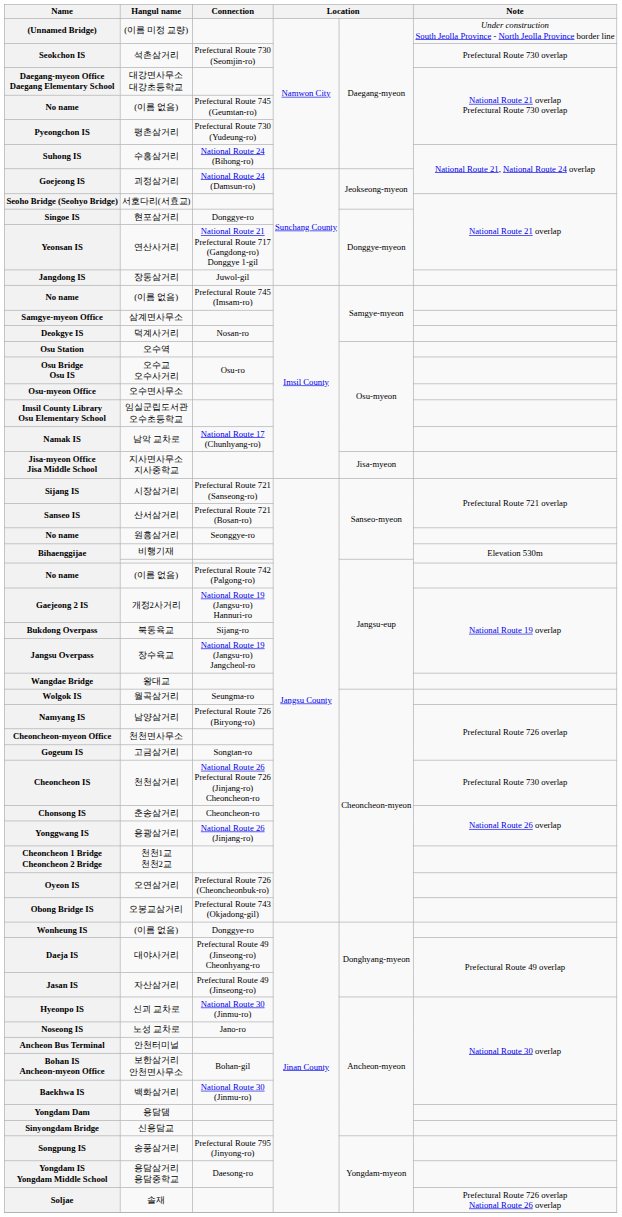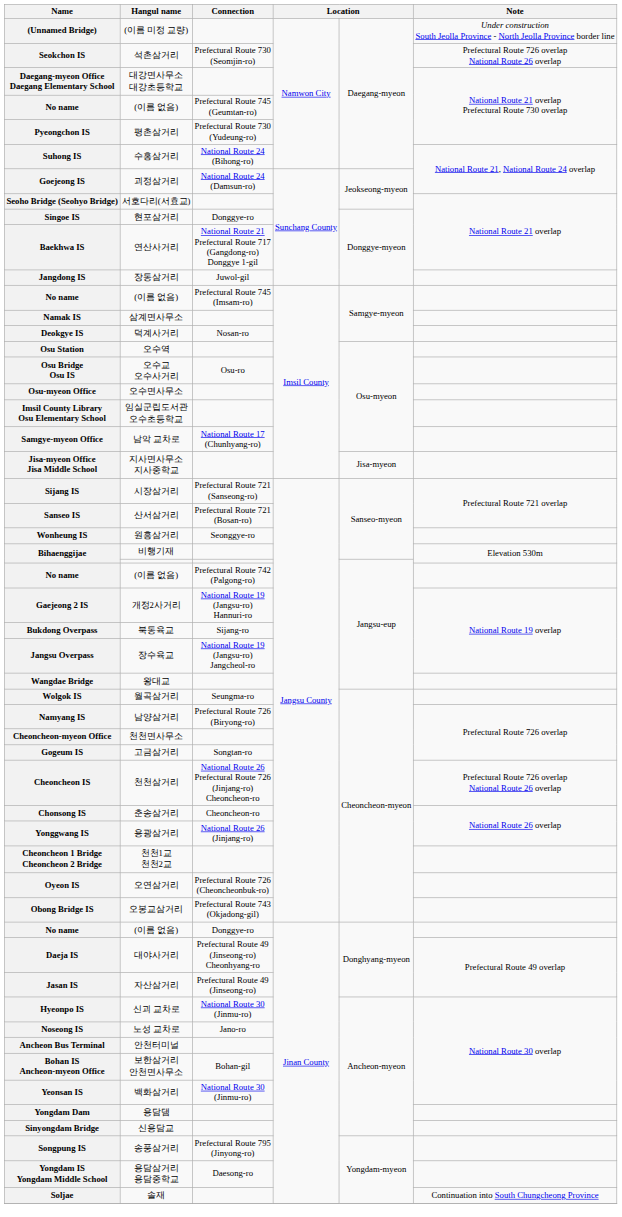(515, 55) Prefectural Route 730 overlap -> (515, 55) Prefectural Route 726 overlap National Route 26 overlap
(62, 247) Yeonsan IS -> (62, 247) Baekhwa IS
(62, 317) Samgye-myeon Office -> (62, 317) Namak IS
(62, 438) Namak IS -> (62, 438) Samgye-myeon Office
(62, 535) No name -> (62, 535) Wonheung IS
(515, 782) Prefectural Route 730 overlap -> (515, 782) Prefectural Route 726 overlap National Route 26 overlap
(62, 929) Wonheung IS -> (62, 929) No name
(62, 1092) Baekhwa IS -> (62, 1092) Yeonsan IS
(515, 1199) Prefectural Route 726 overlap National Route 26 overlap -> (515, 1195) Continuation into South Chungcheong Province
